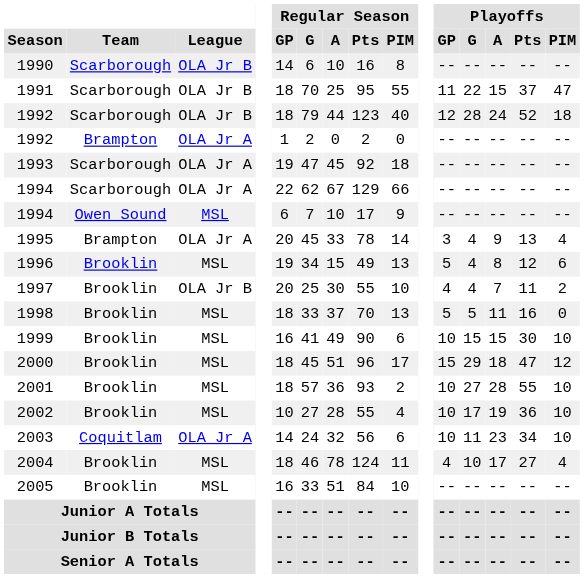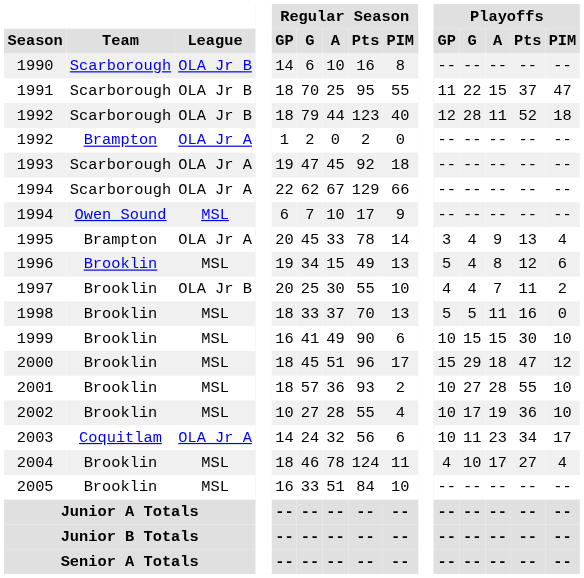(498, 116) 24 -> (498, 116) 11
(562, 438) 10 -> (562, 438) 17
